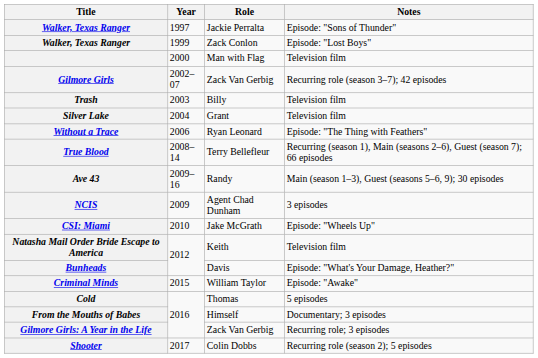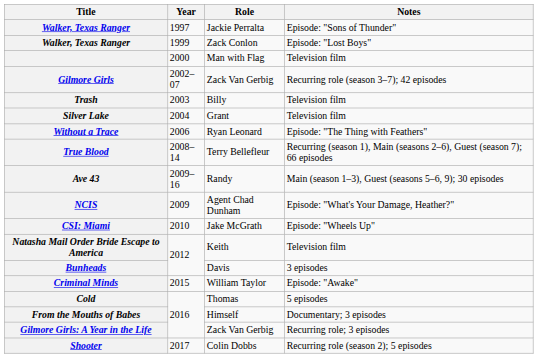(307, 205) 3 episodes -> (370, 205) Episode: "What's Your Damage, Heather?"
(370, 268) Episode: "What's Your Damage, Heather?" -> (307, 268) 3 episodes
